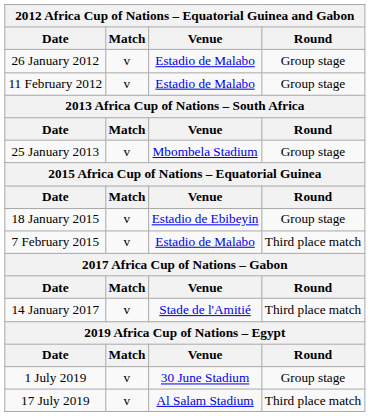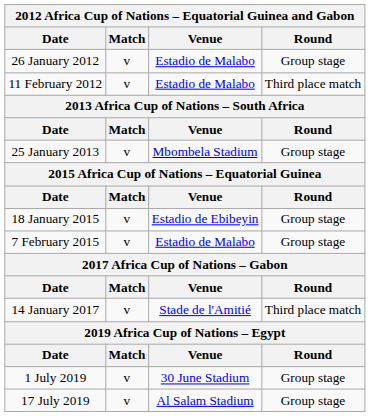(313, 83) Group stage -> (313, 83) Third place match
(313, 242) Third place match -> (313, 242) Group stage
(313, 400) Third place match -> (313, 400) Group stage
